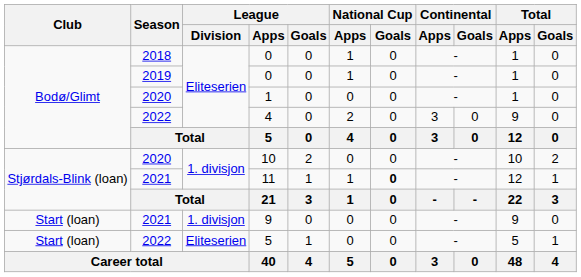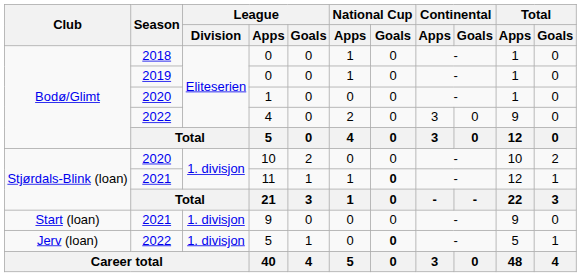(68, 240) Start (loan) -> (68, 240) Jerv (loan)
(216, 240) Eliteserien -> (216, 240) 1. divisjon
(393, 240) normal -> (393, 240) bold
